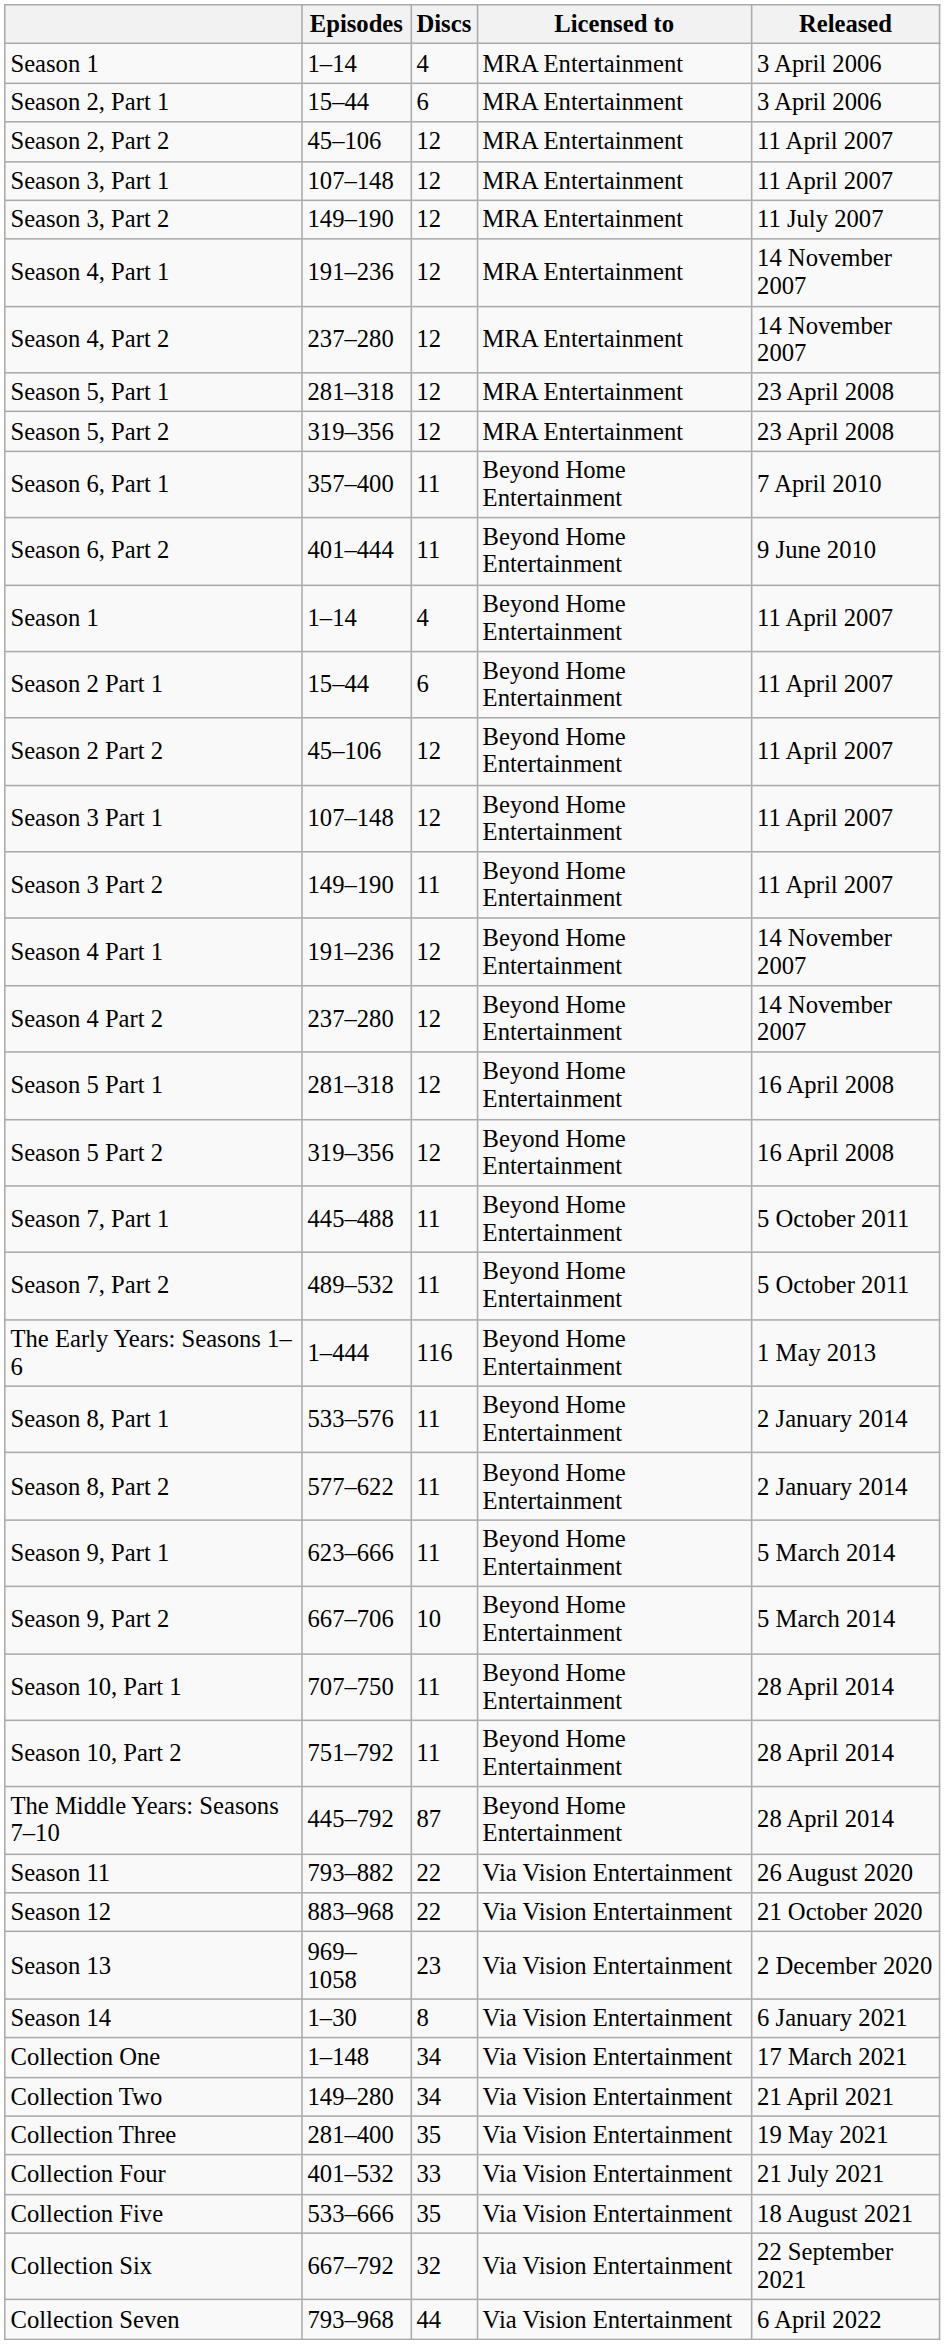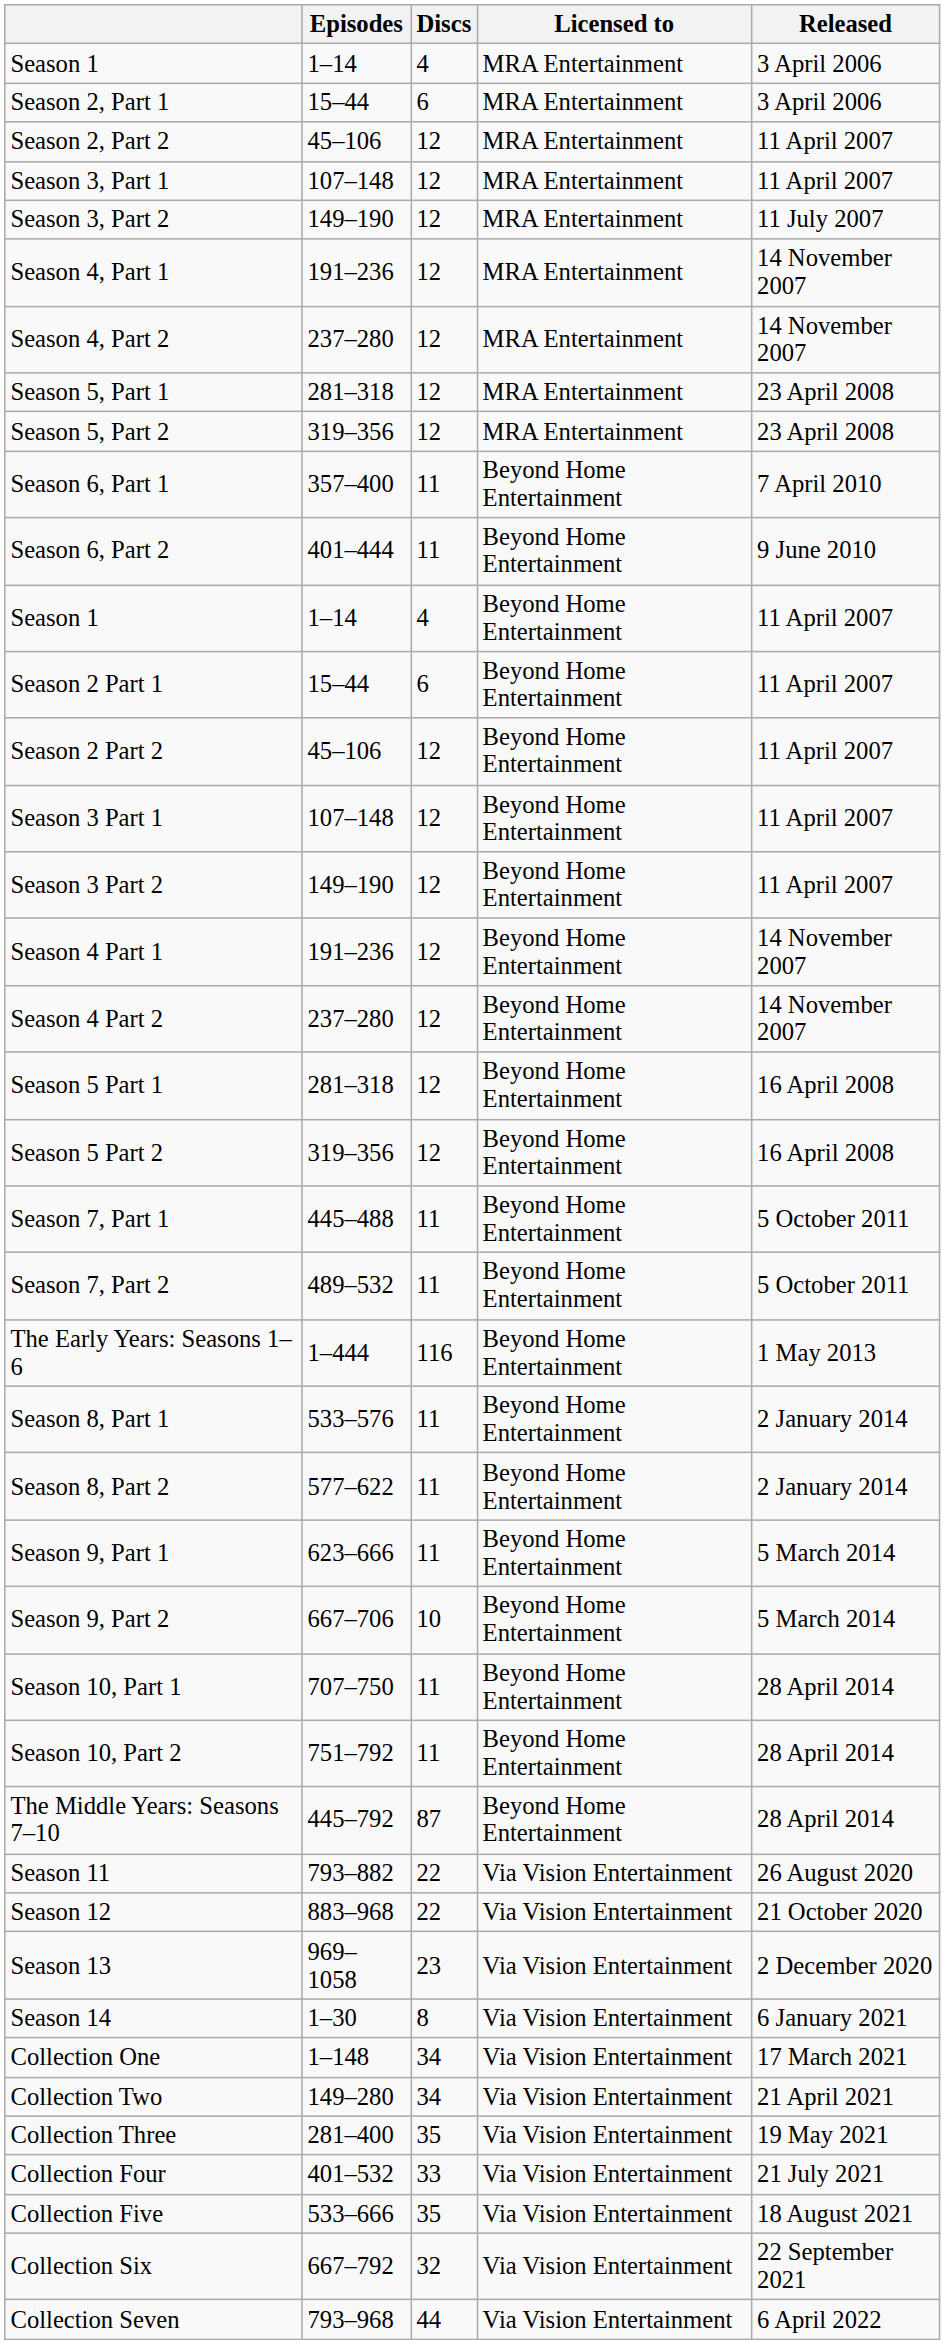(428, 884) 11 -> (429, 884) 12
